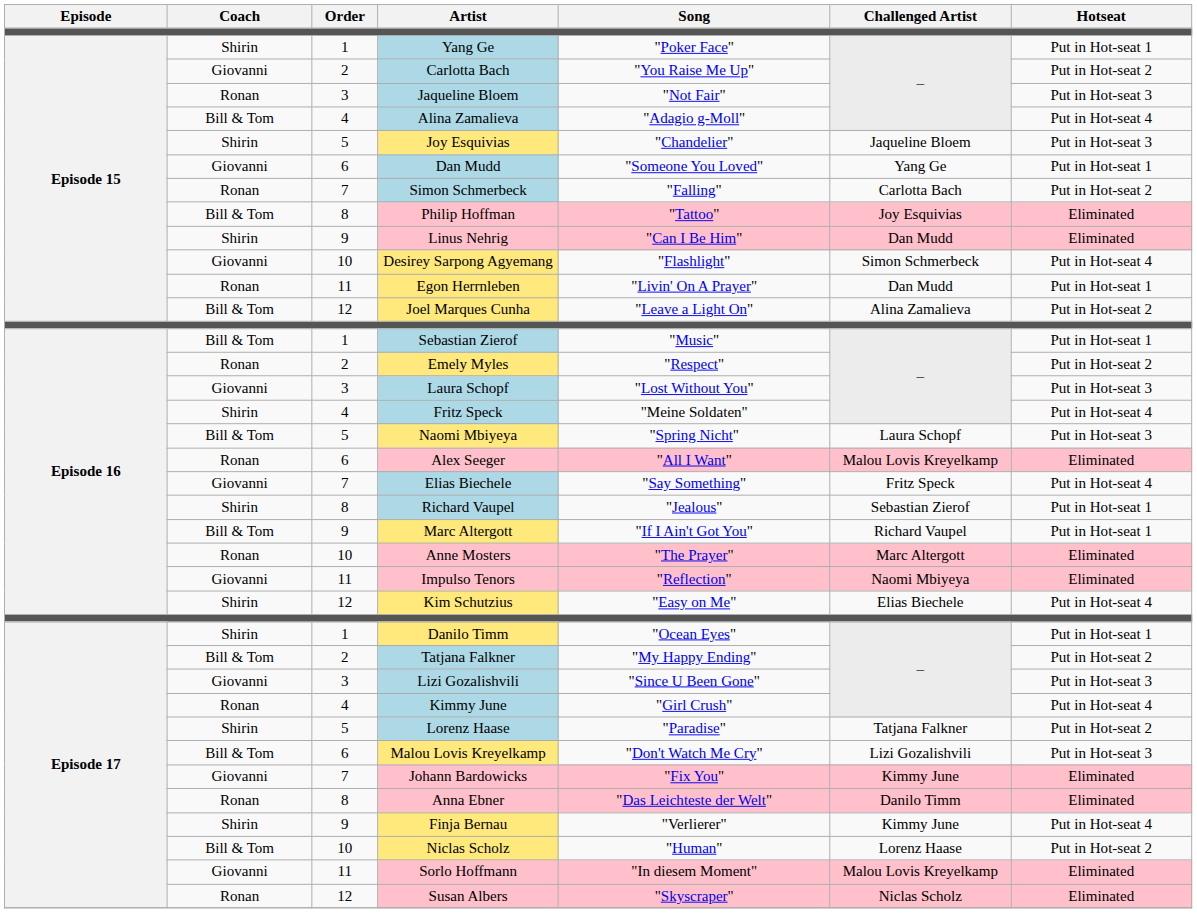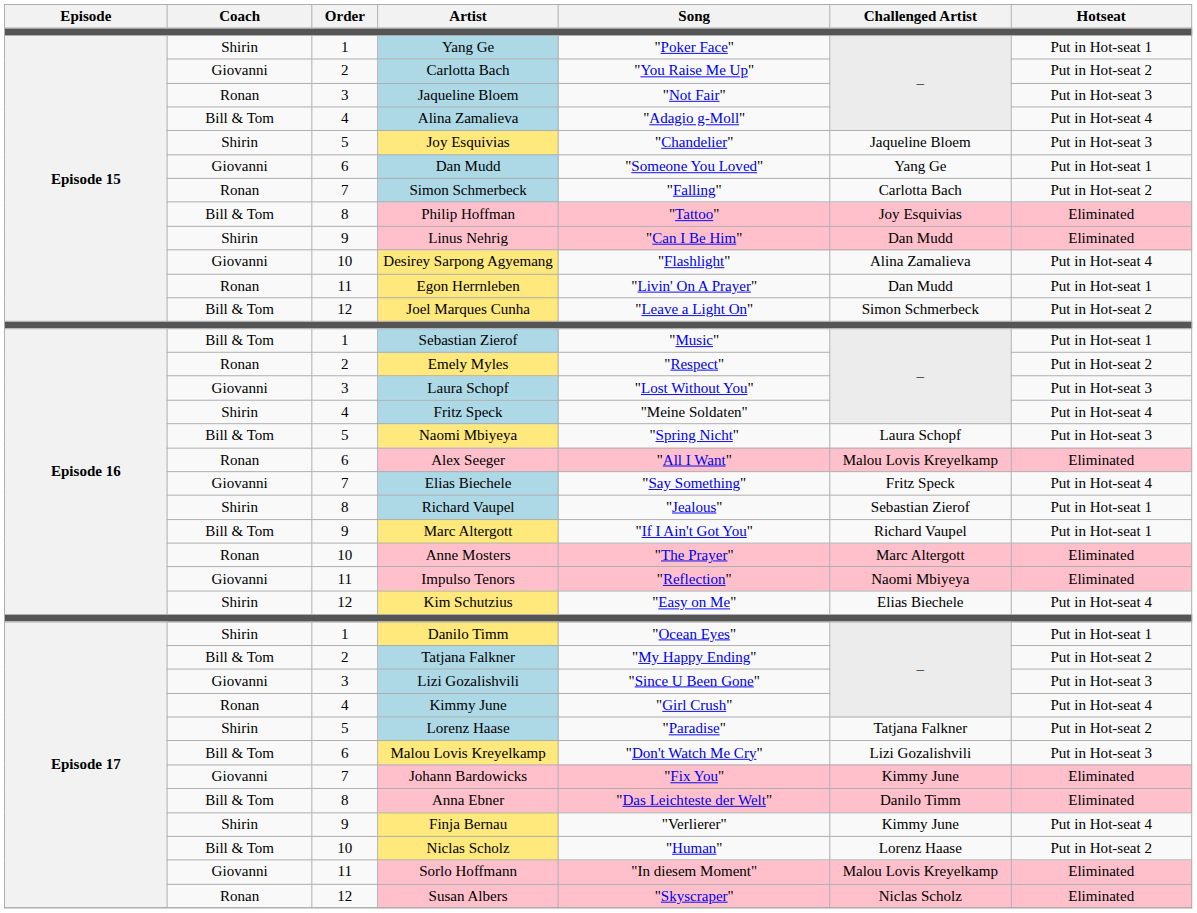(920, 261) Simon Schmerbeck -> (920, 261) Alina Zamalieva
(920, 309) Alina Zamalieva -> (920, 309) Simon Schmerbeck
(240, 800) Ronan -> (240, 800) Bill & Tom
